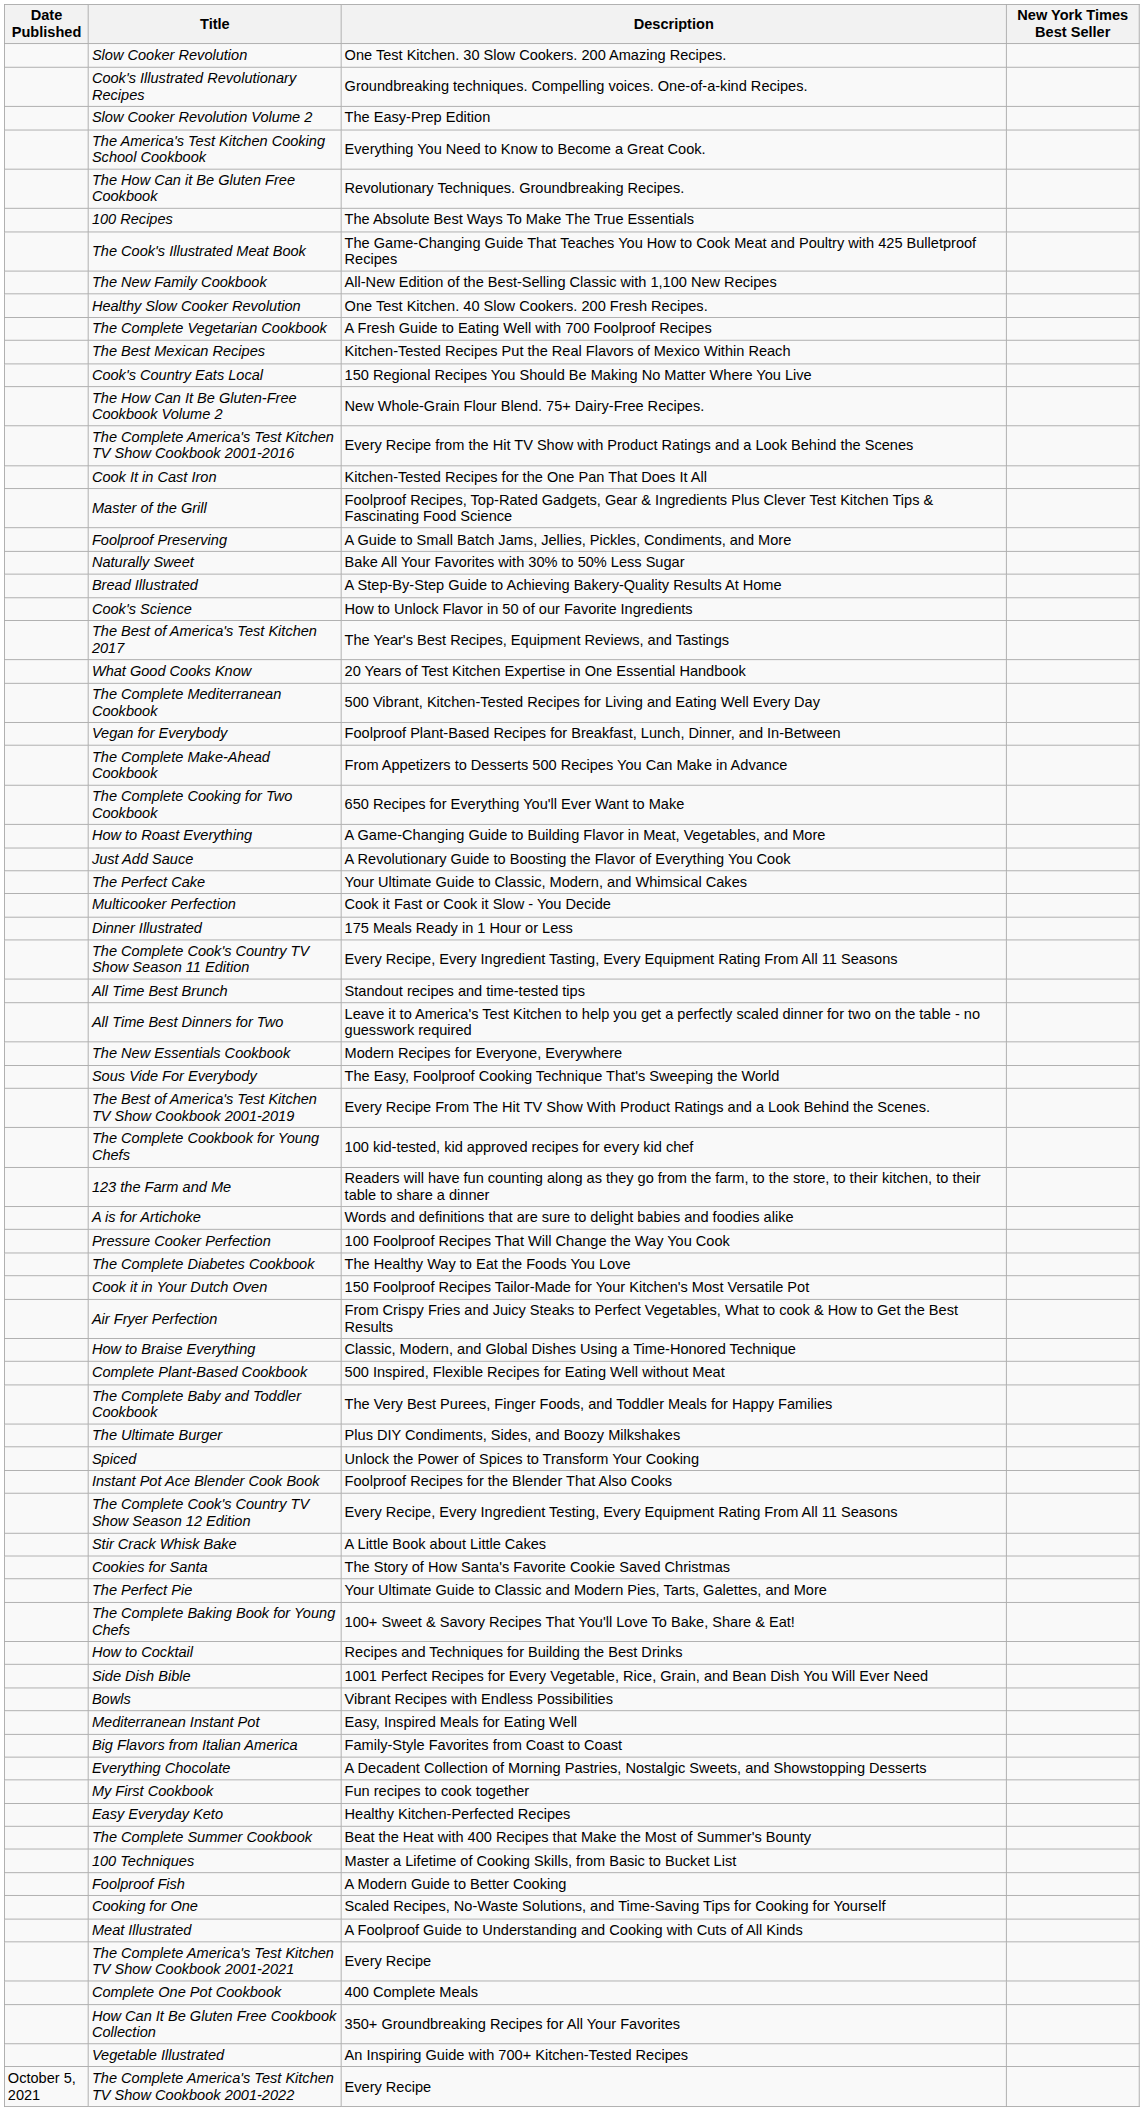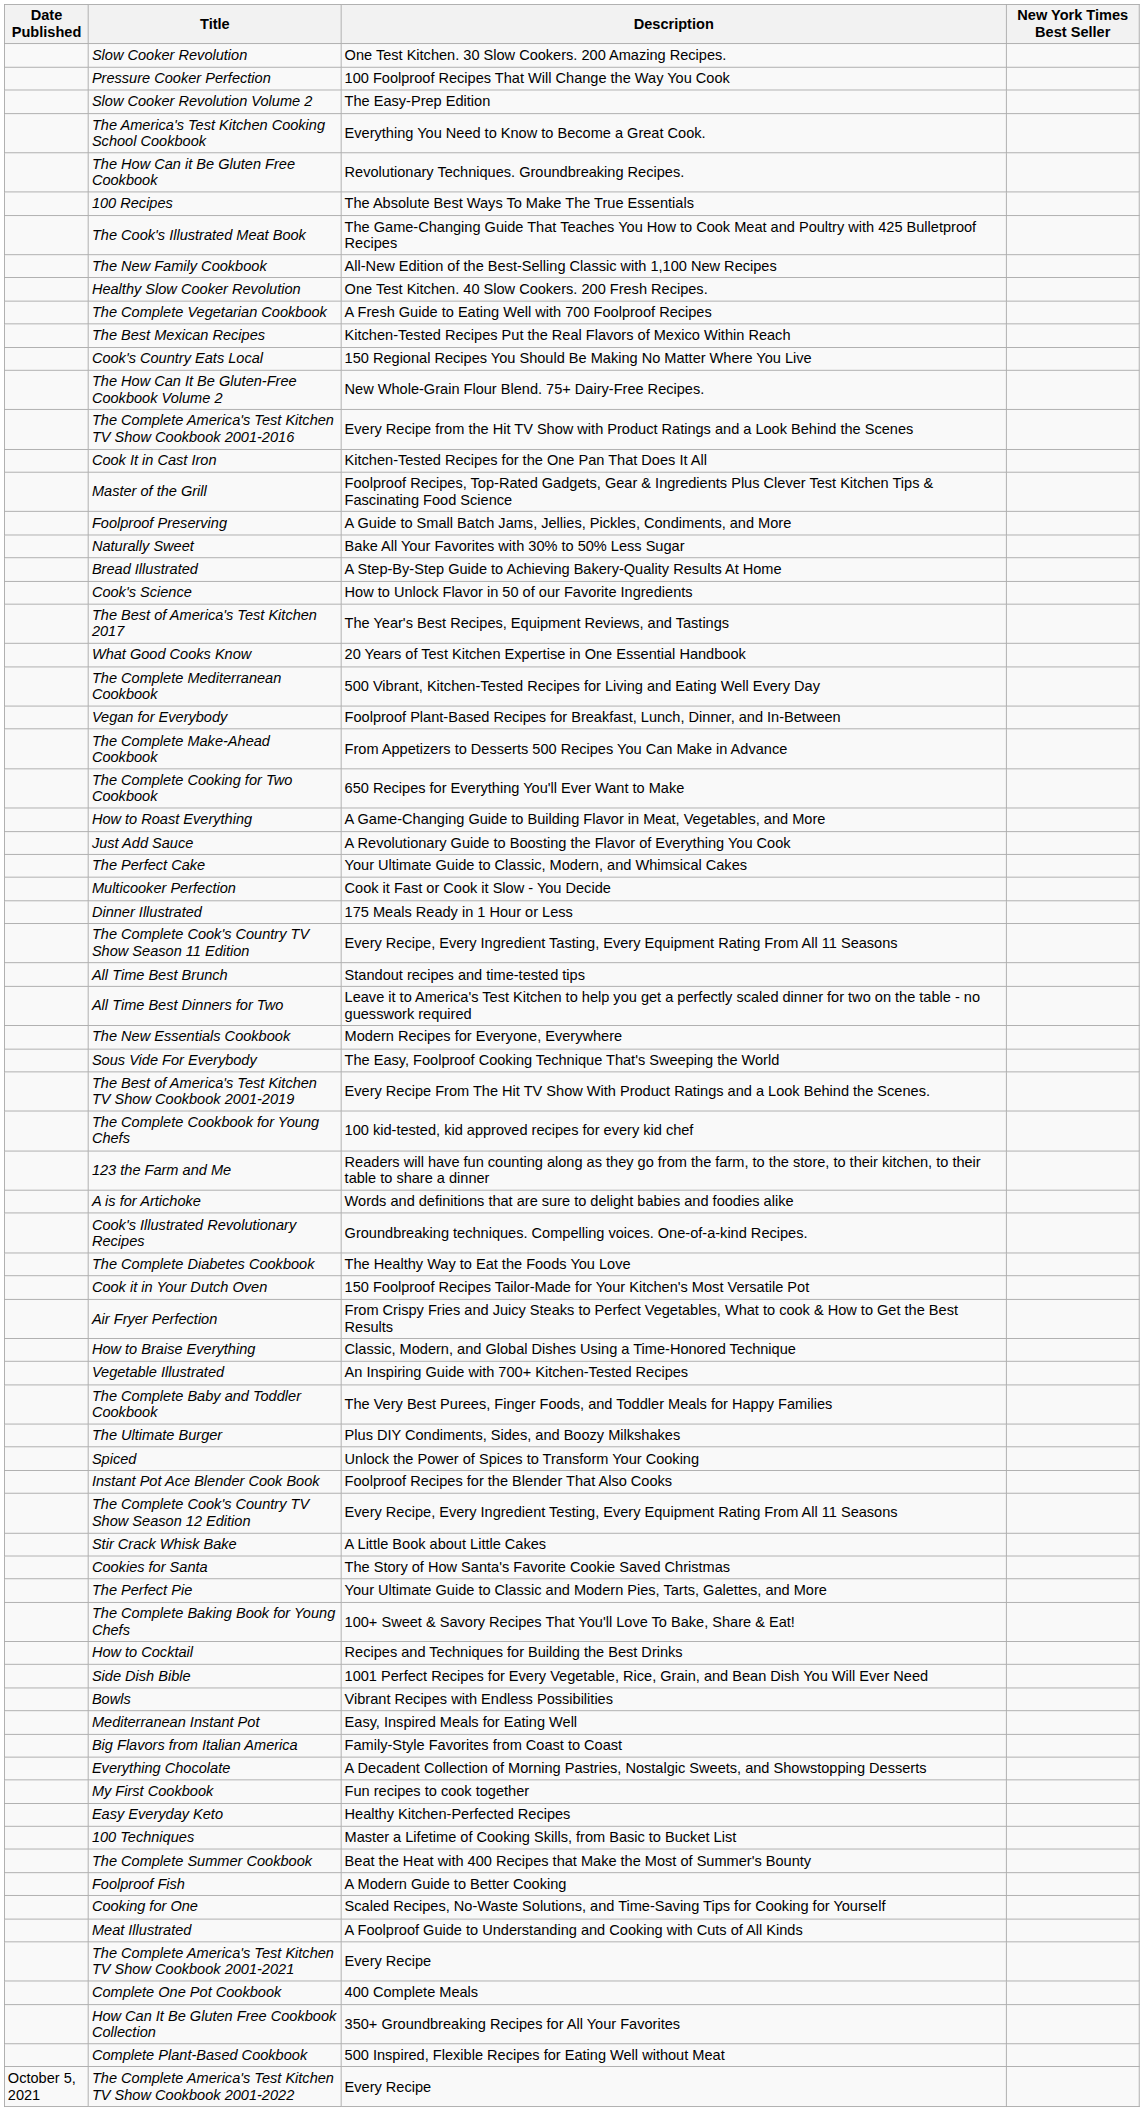rows swapped: (181, 1241) <-> (194, 86)
rows swapped: (158, 2055) <-> (200, 1373)
rows swapped: (143, 1860) <-> (202, 1837)
